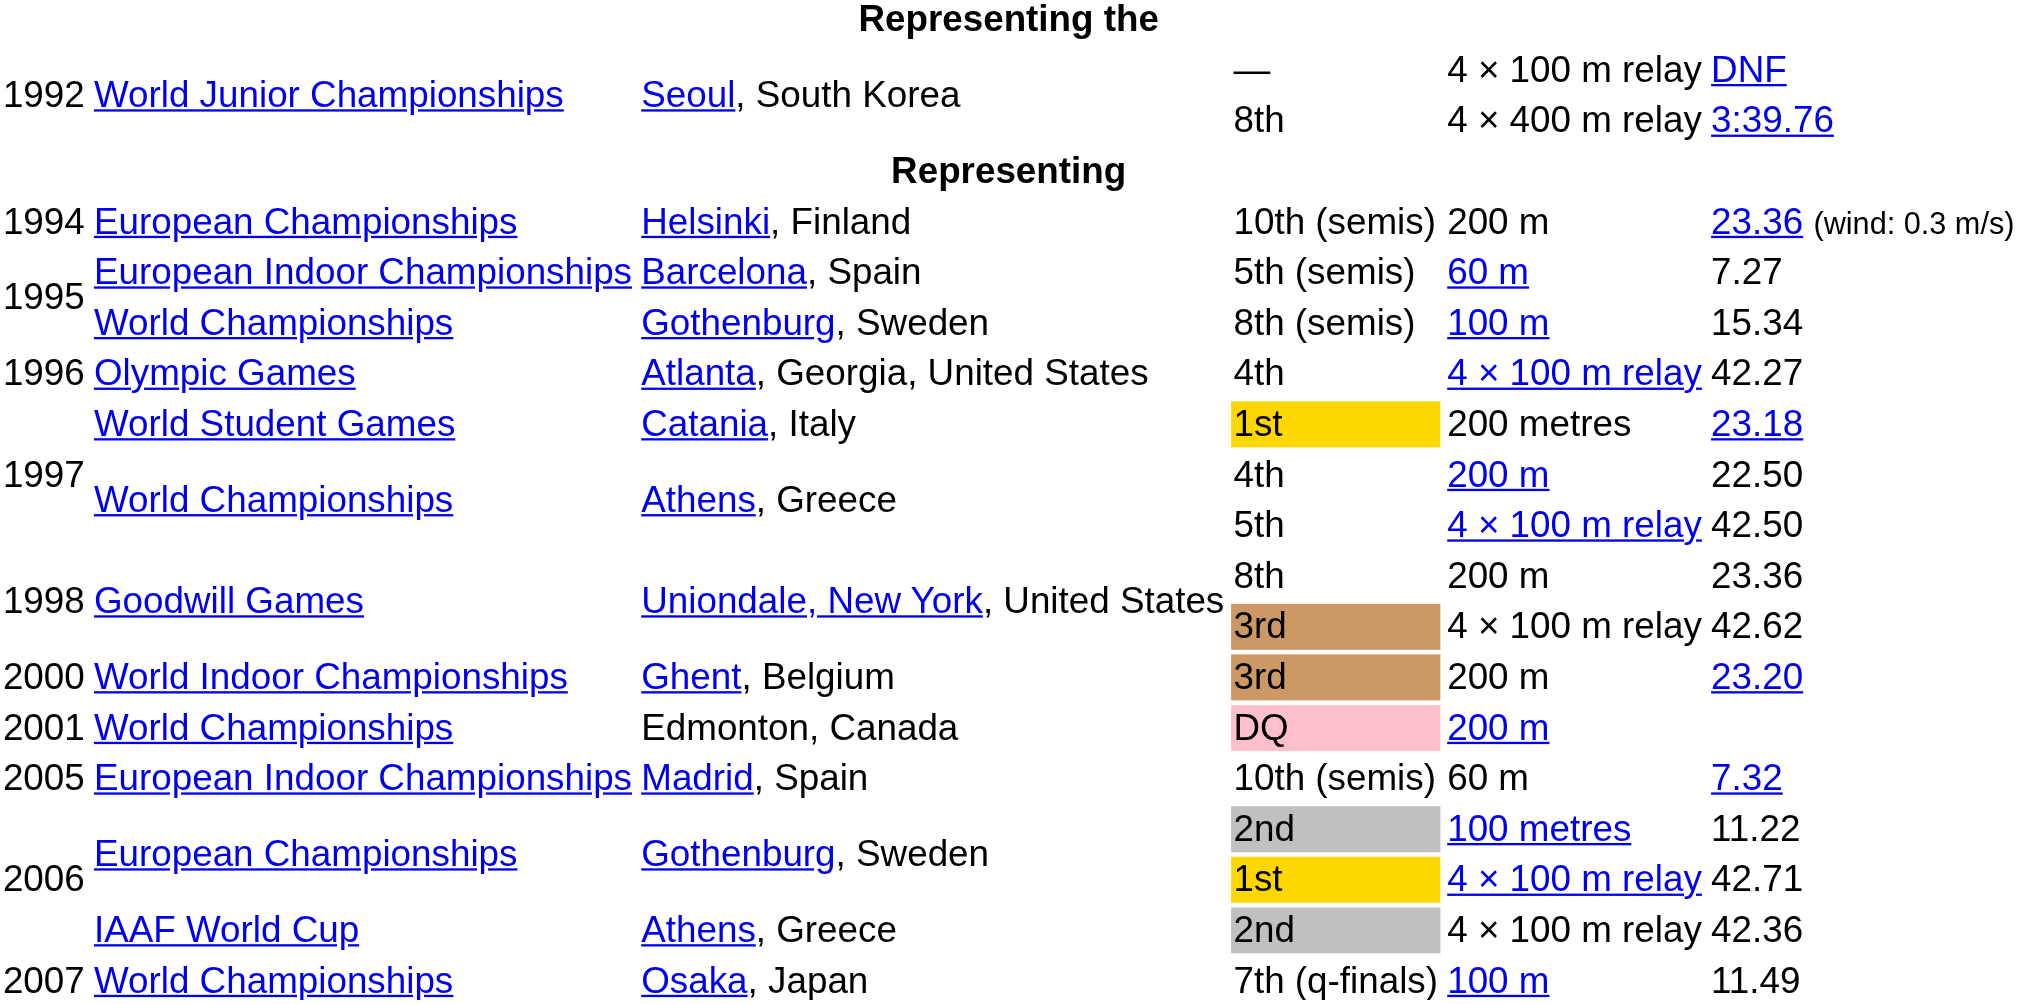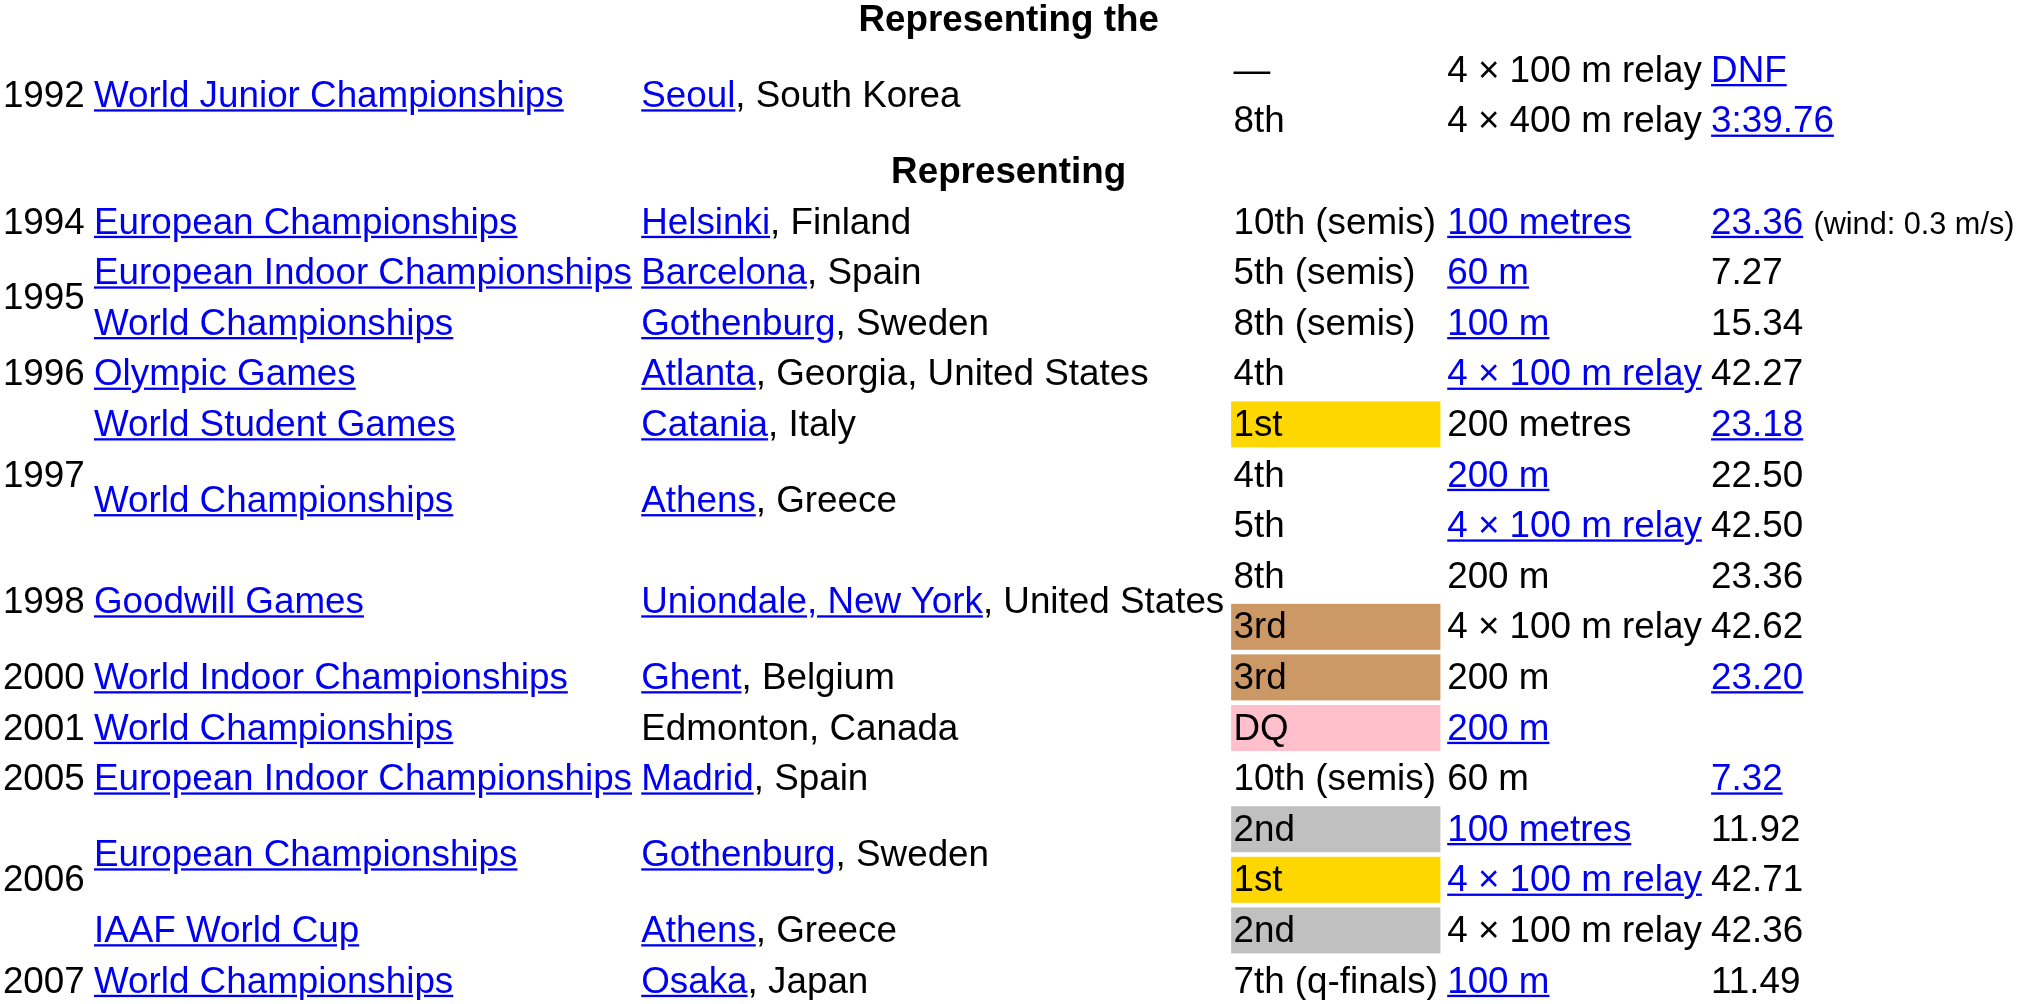(1498, 221) 200 m -> (1539, 221) 100 metres
(1756, 828) 11.22 -> (1756, 828) 11.92
